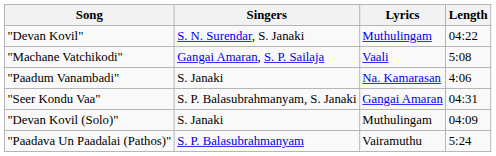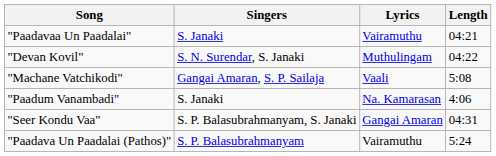+ row: (69, 36)
- row: (63, 120)
